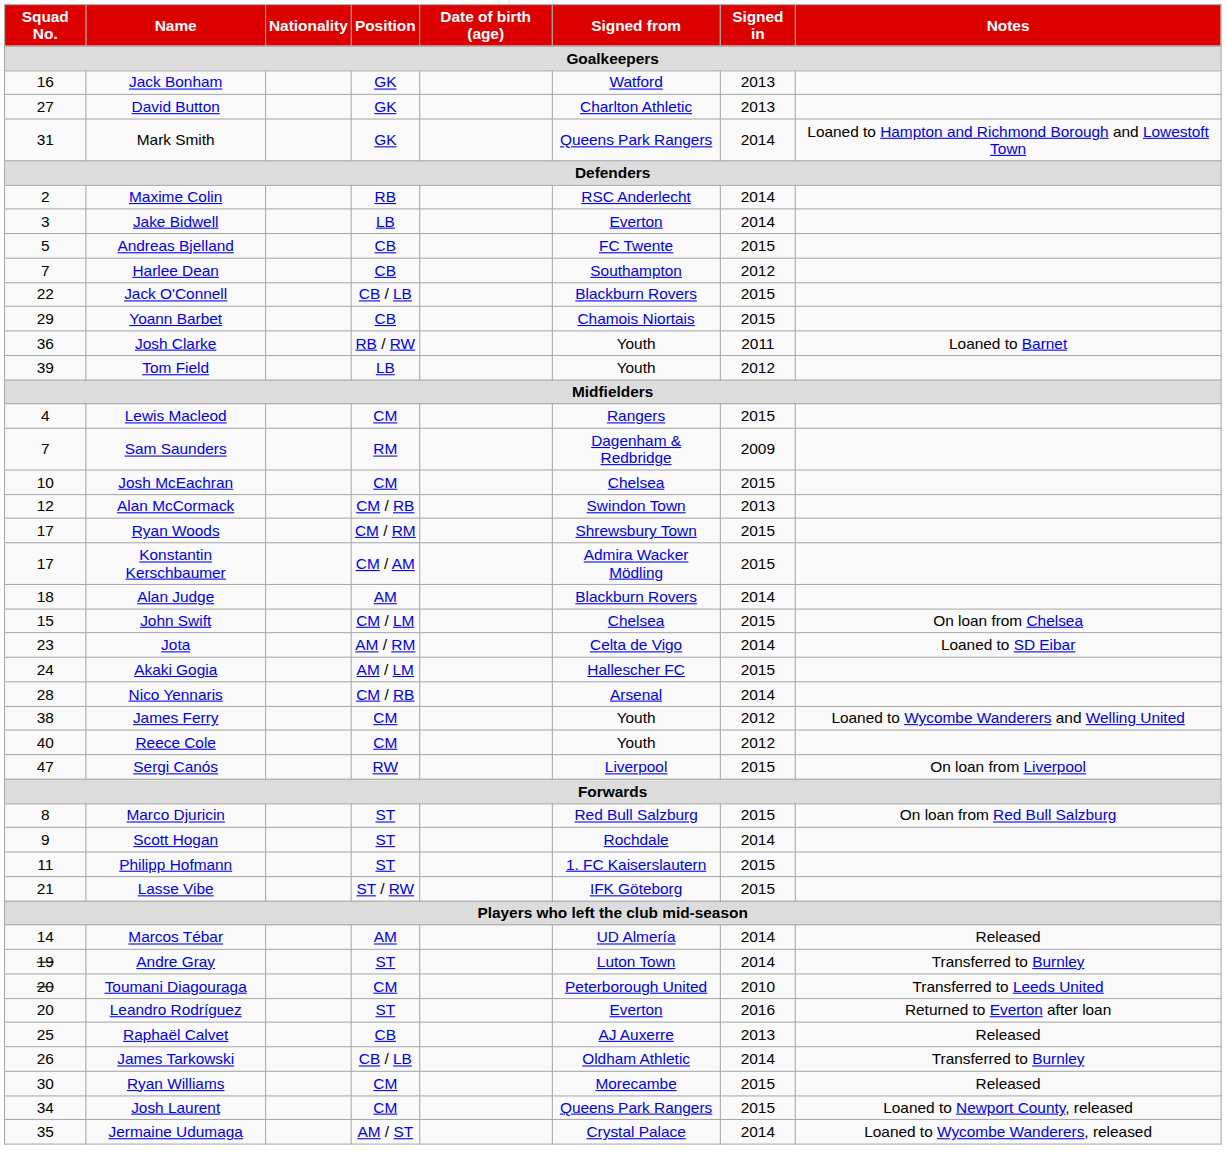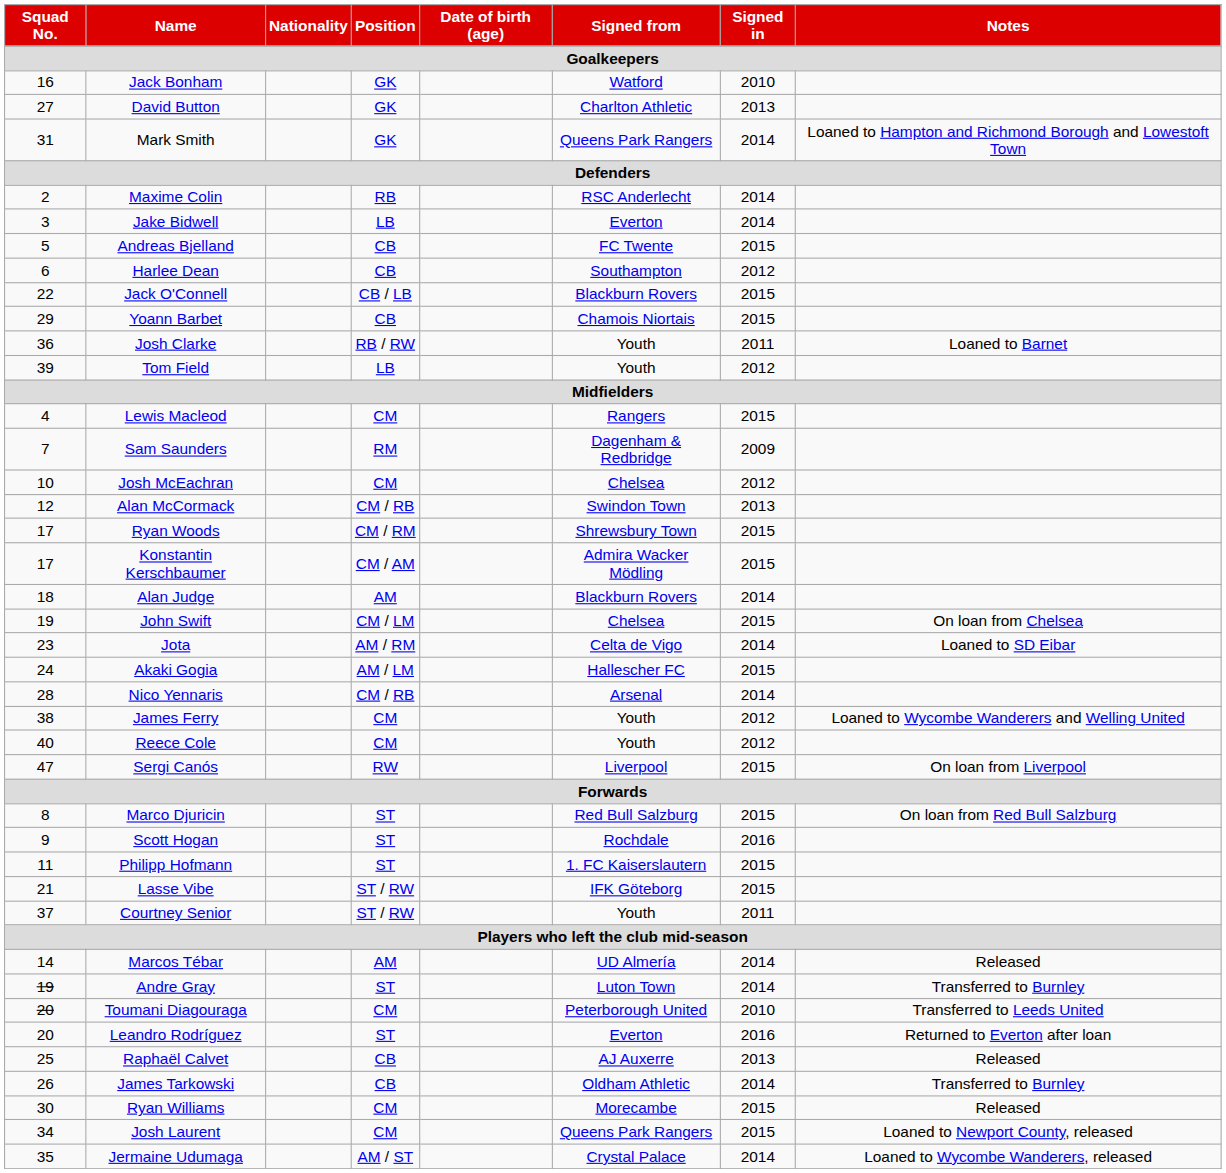(758, 83) 2013 -> (758, 83) 2010
(45, 270) 7 -> (45, 270) 6
(758, 482) 2015 -> (758, 482) 2012
(45, 621) 15 -> (45, 621) 19
(758, 840) 2014 -> (758, 840) 2016
+ row: (176, 913)
(385, 1059) CB / LB -> (385, 1084) CB
